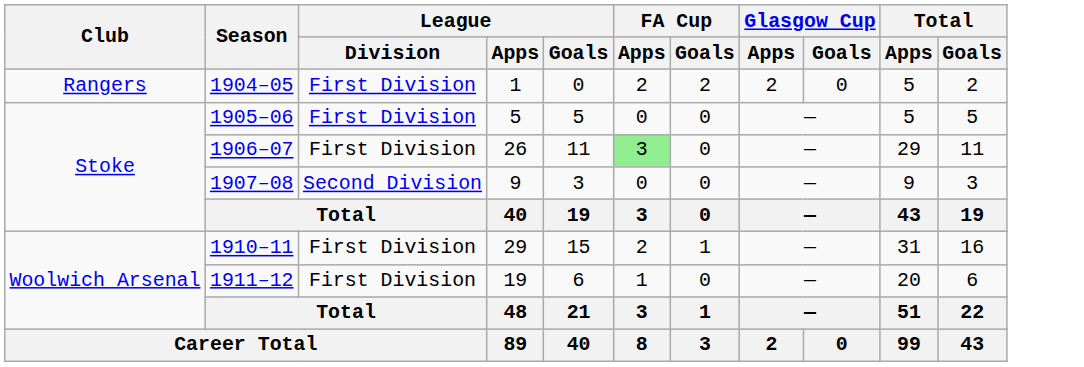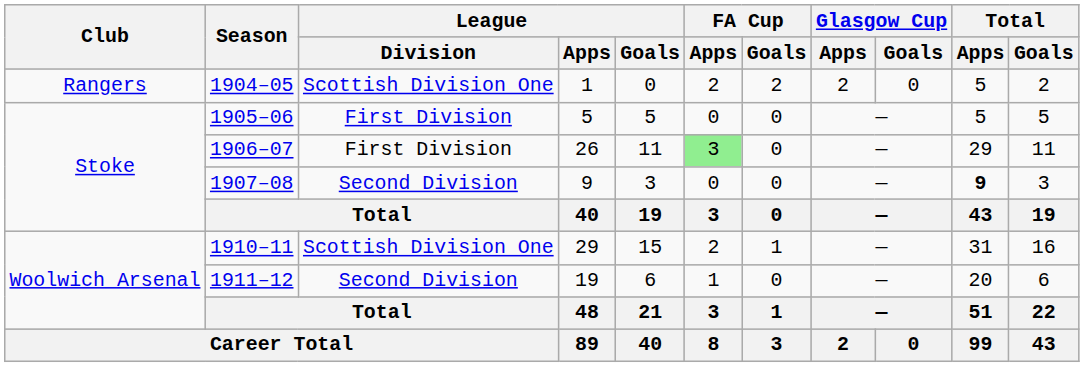(393, 86) First Division -> (428, 86) Scottish Division One
(909, 183) normal -> (981, 183) bold
(393, 248) First Division -> (428, 248) Scottish Division One
(393, 280) First Division -> (428, 280) Second Division
